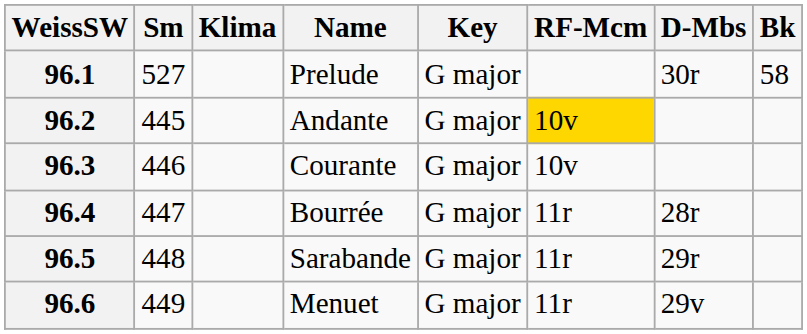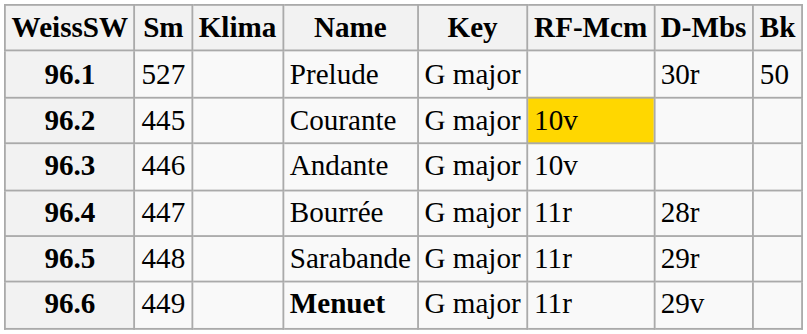(774, 73) 58 -> (774, 73) 50
(339, 119) Andante -> (343, 119) Courante
(343, 166) Courante -> (339, 166) Andante
(334, 304) normal -> (337, 304) bold
